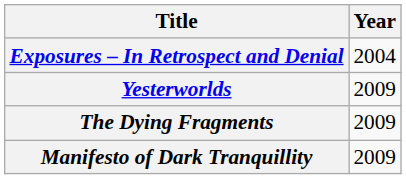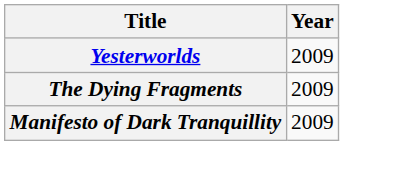- row: (177, 55)
